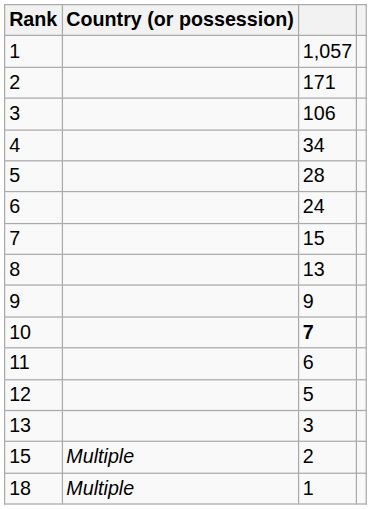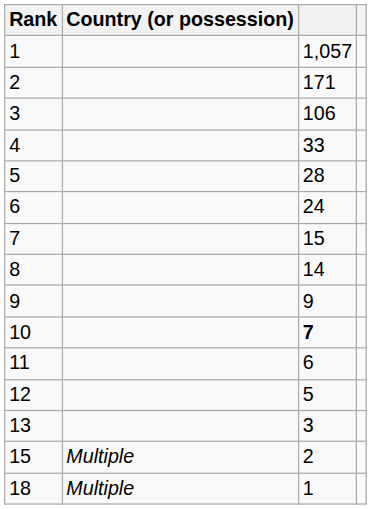(314, 144) 34 -> (314, 144) 33
(314, 269) 13 -> (314, 269) 14
